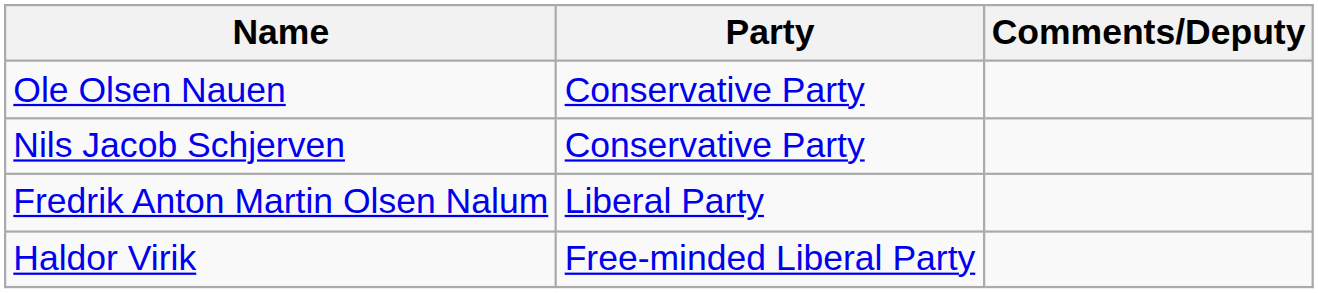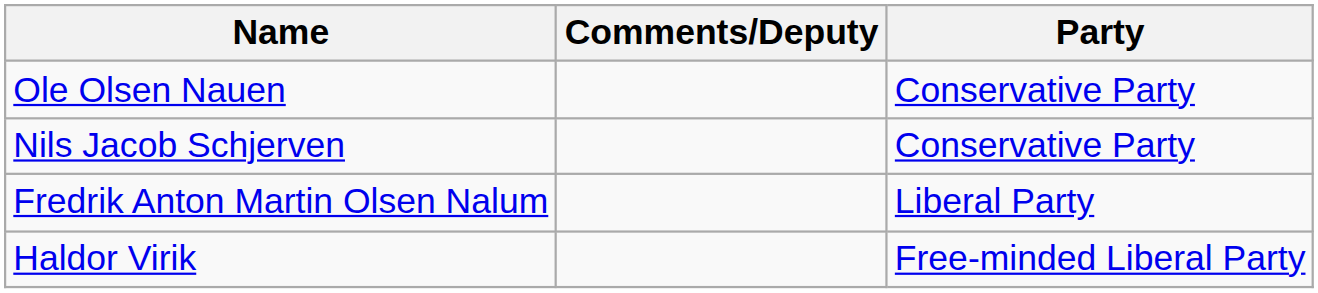columns swapped: (770, 32) <-> (1149, 32)
